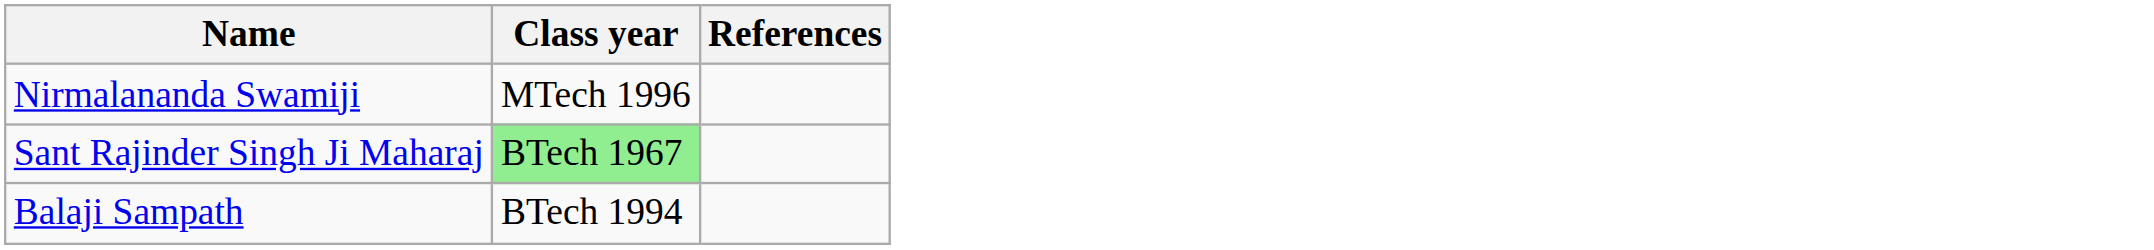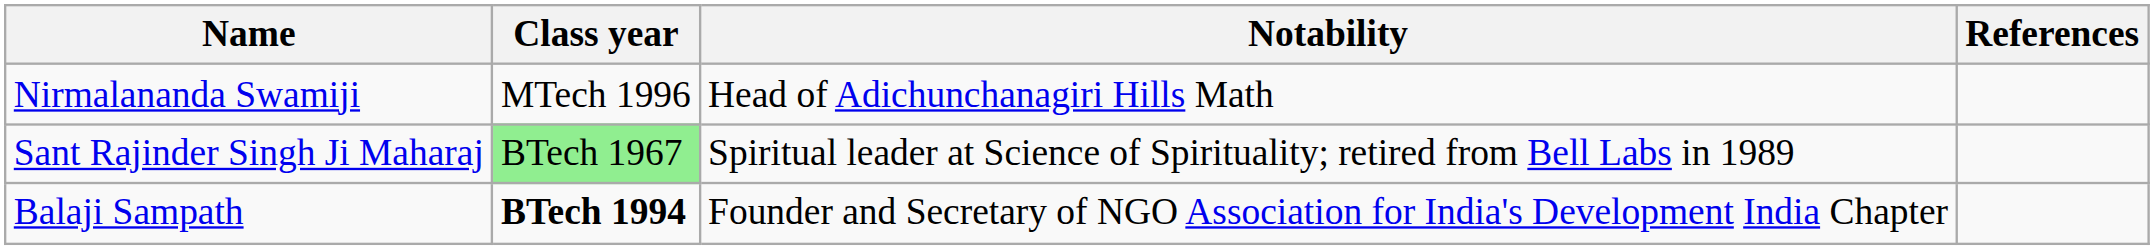+ column: (1328, 34)
(592, 212) normal -> (593, 212) bold
